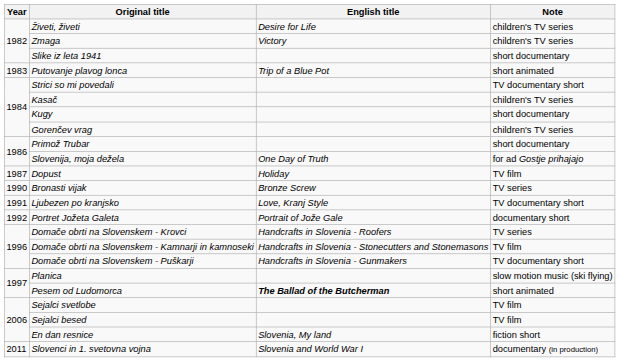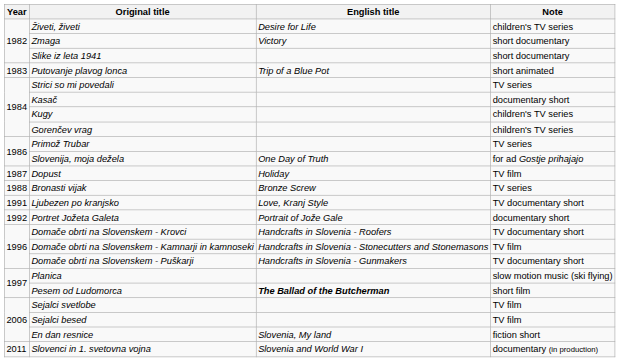(533, 41) children's TV series -> (531, 41) short documentary
(538, 85) TV documentary short -> (512, 85) TV series
(533, 100) children's TV series -> (531, 100) documentary short
(531, 115) short documentary -> (533, 115) children's TV series
(531, 144) short documentary -> (512, 144) TV series
(17, 188) 1990 -> (17, 188) 1988
(512, 232) TV series -> (538, 232) TV documentary short
(523, 291) short animated -> (511, 291) short film
